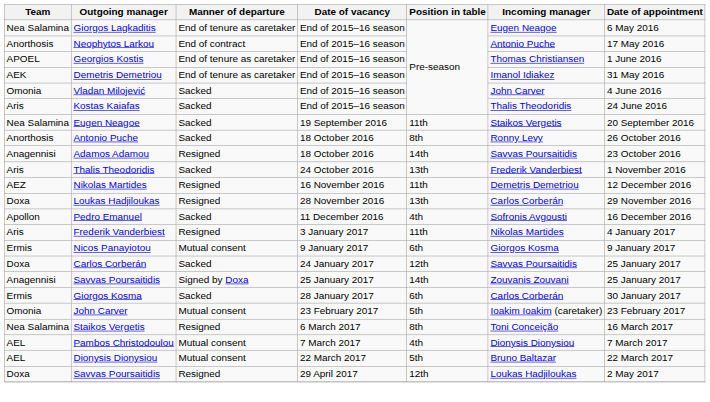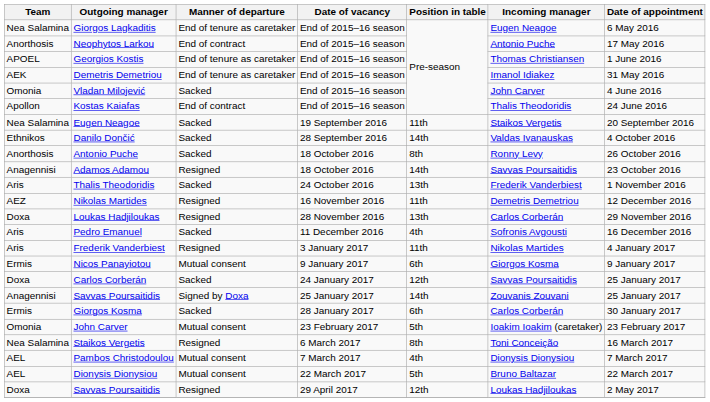(15, 106) Aris -> (23, 106) Apollon
(195, 106) Sacked -> (212, 106) End of contract
+ row: (104, 138)
(23, 216) Apollon -> (15, 232) Aris
